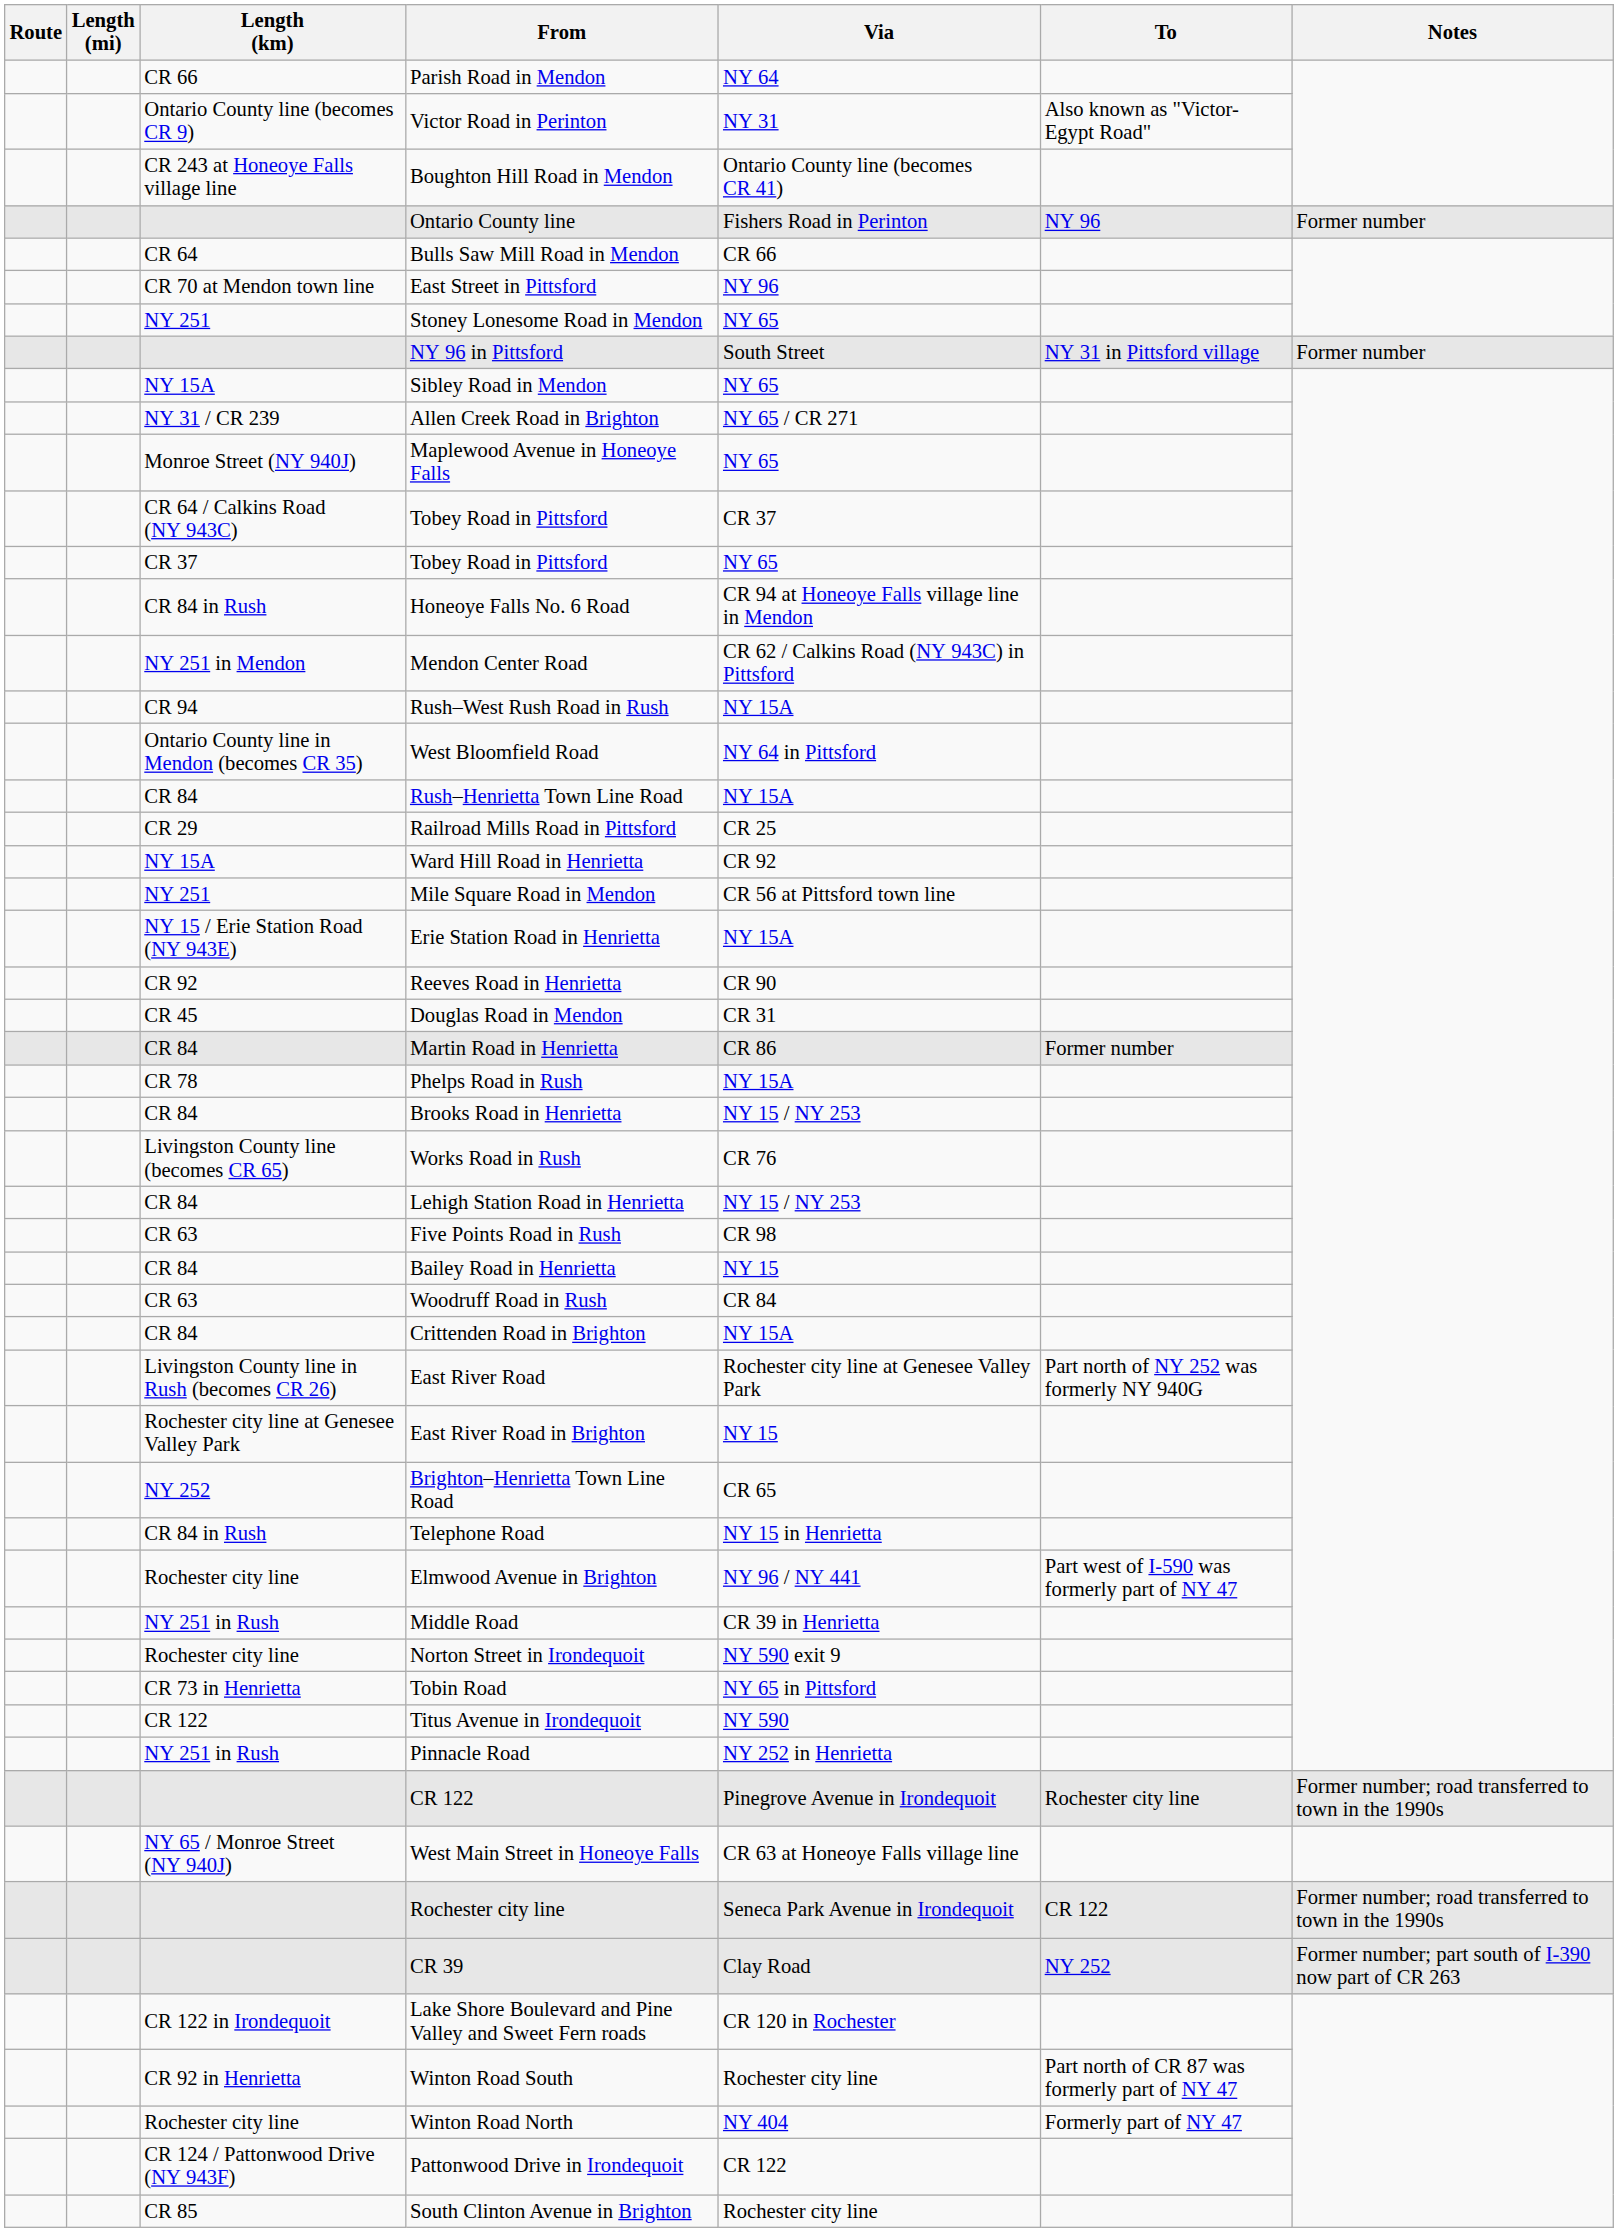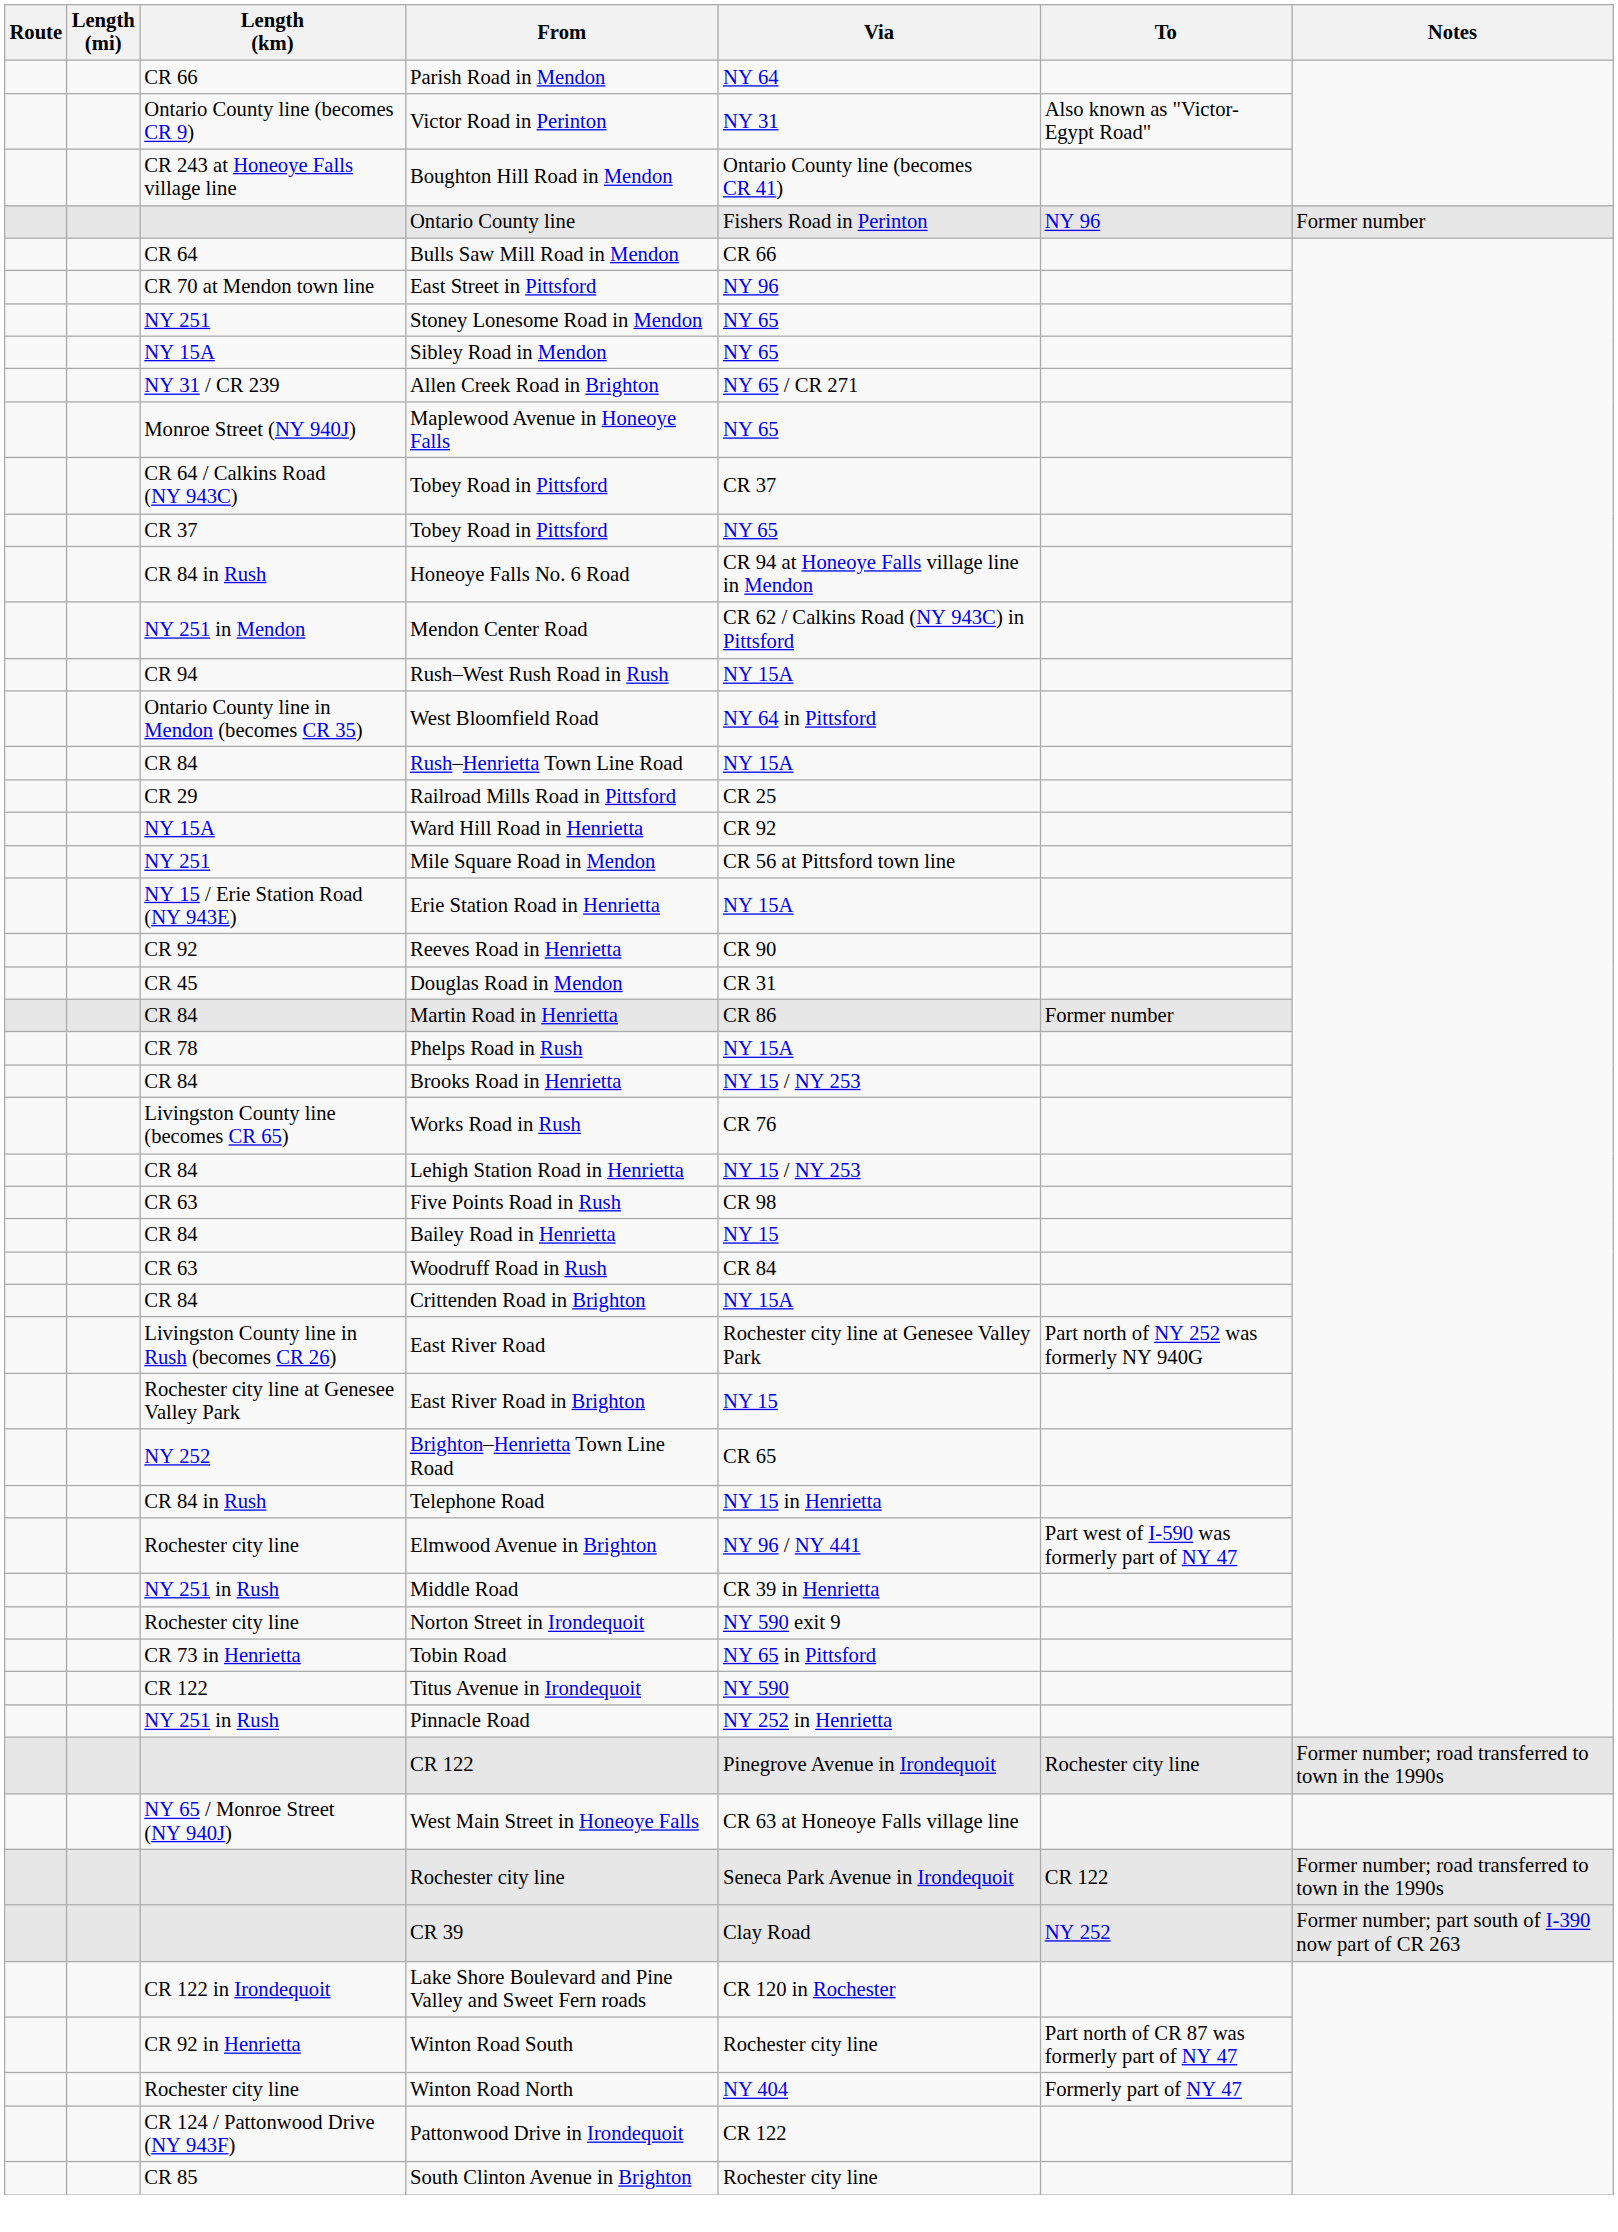- row: (272, 353)
